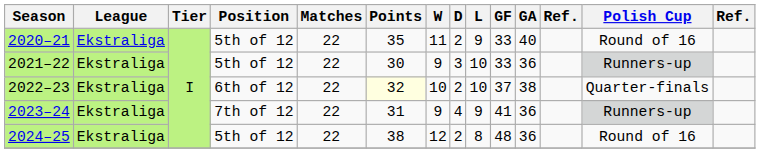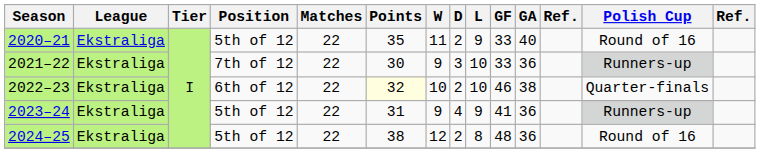(254, 64) 5th of 12 -> (254, 64) 7th of 12
(503, 88) 37 -> (503, 88) 46
(254, 112) 7th of 12 -> (254, 112) 5th of 12
